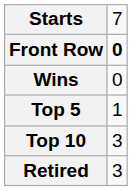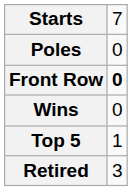+ row: (56, 49)
- row: (56, 140)
